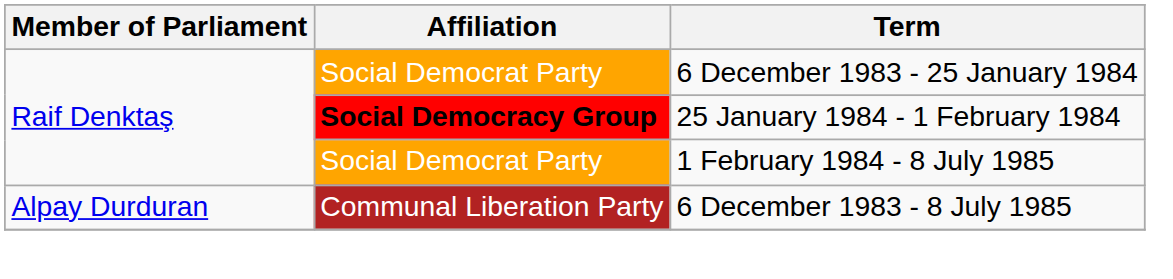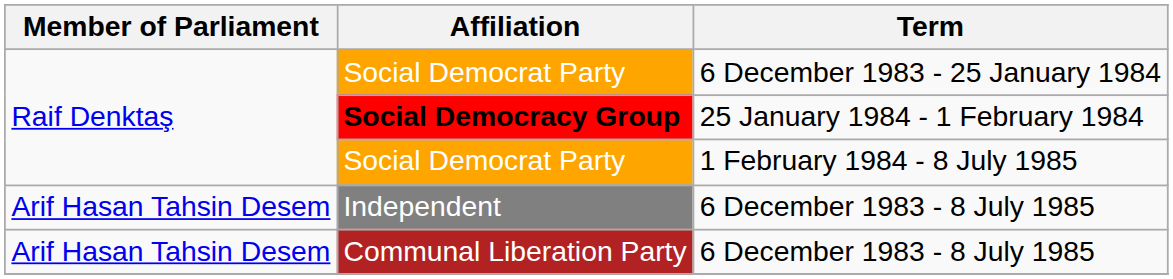+ row: (422, 206)
(110, 206) Alpay Durduran -> (171, 251) Arif Hasan Tahsin Desem
